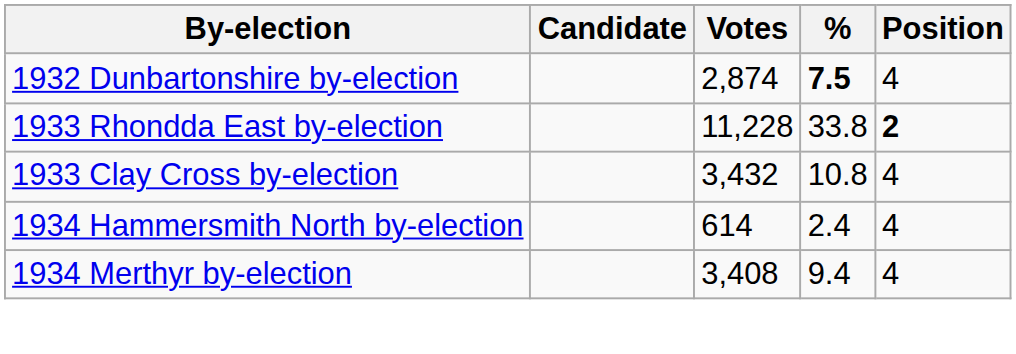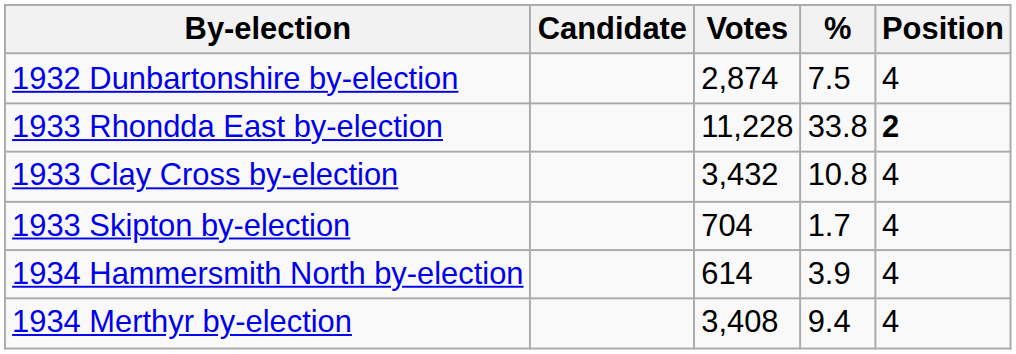(829, 77) bold -> (829, 77) normal
+ row: (181, 224)
(829, 224) 2.4 -> (829, 273) 3.9
